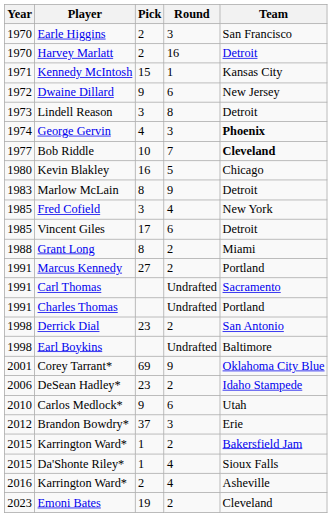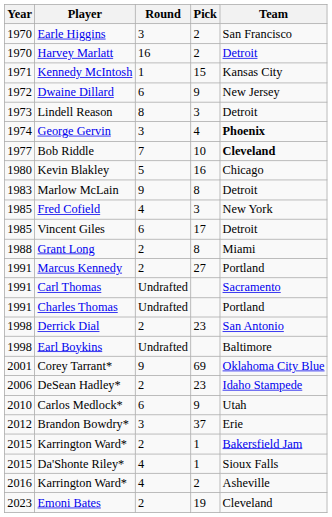columns swapped: (192, 14) <-> (150, 14)
